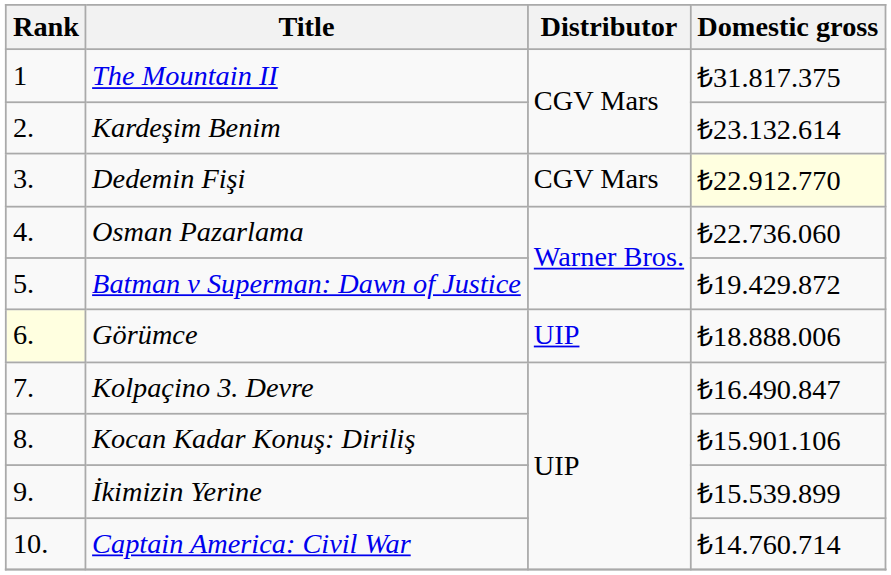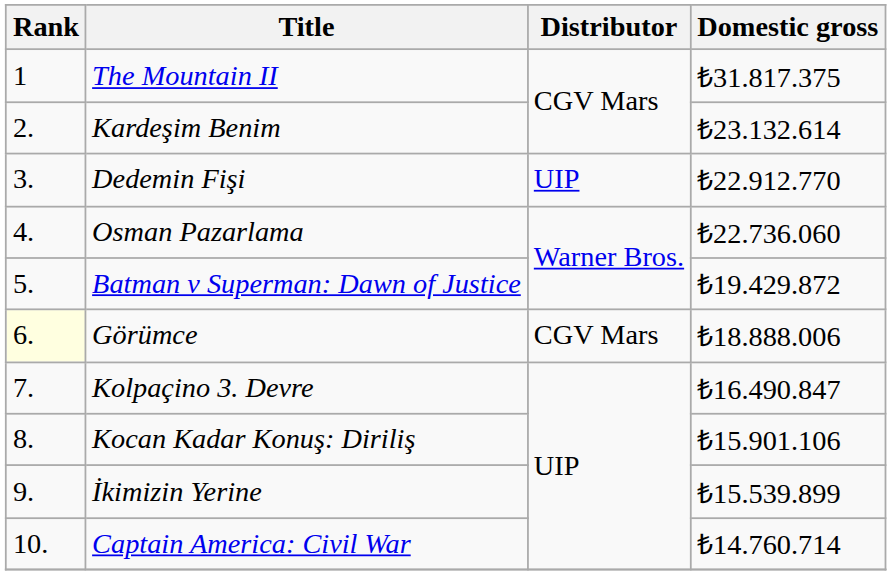(596, 179) CGV Mars -> (557, 179) UIP
(769, 181) lightyellow background -> (769, 181) no background
(557, 335) UIP -> (596, 335) CGV Mars
